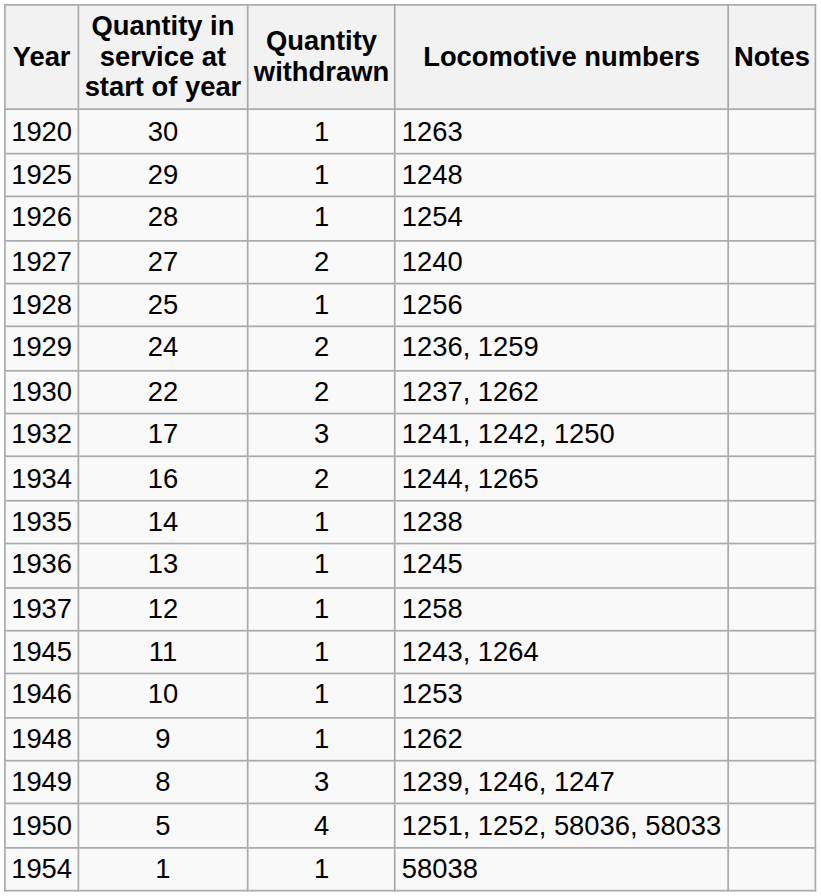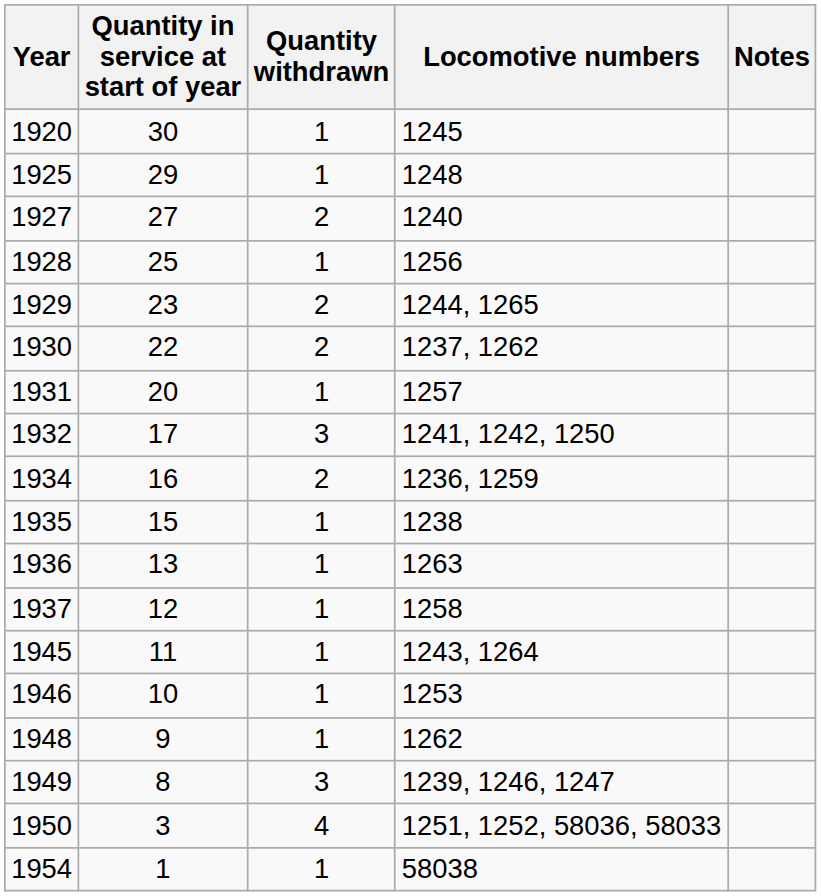(432, 131) 1263 -> (432, 131) 1245
- row: (42, 217)
(163, 348) 24 -> (163, 304) 23
(470, 348) 1236, 1259 -> (470, 304) 1244, 1265
+ row: (42, 391)
(470, 478) 1244, 1265 -> (470, 478) 1236, 1259
(163, 521) 14 -> (163, 521) 15
(432, 565) 1245 -> (432, 565) 1263
(163, 825) 5 -> (163, 825) 3
